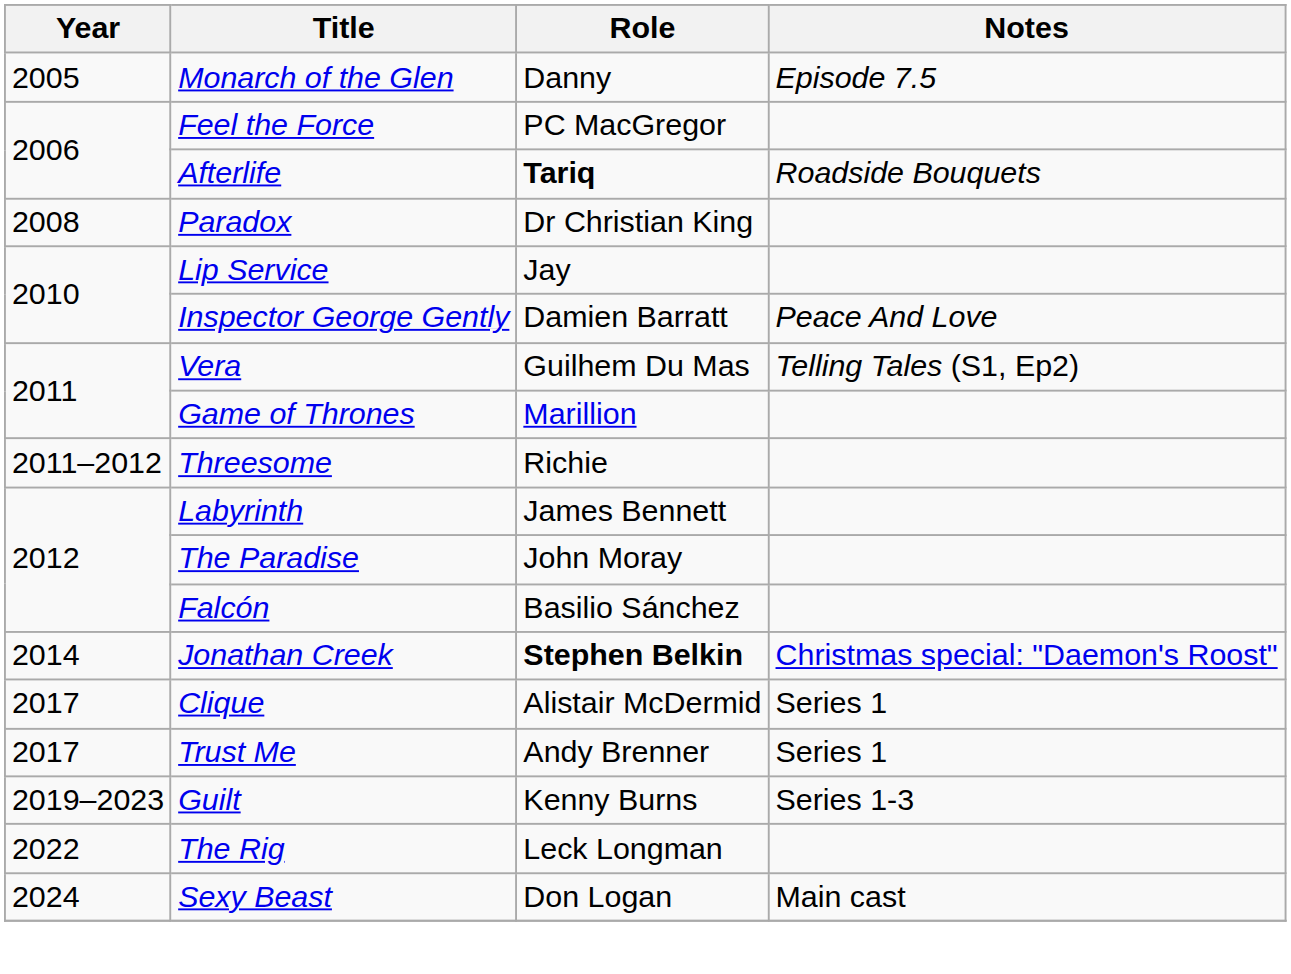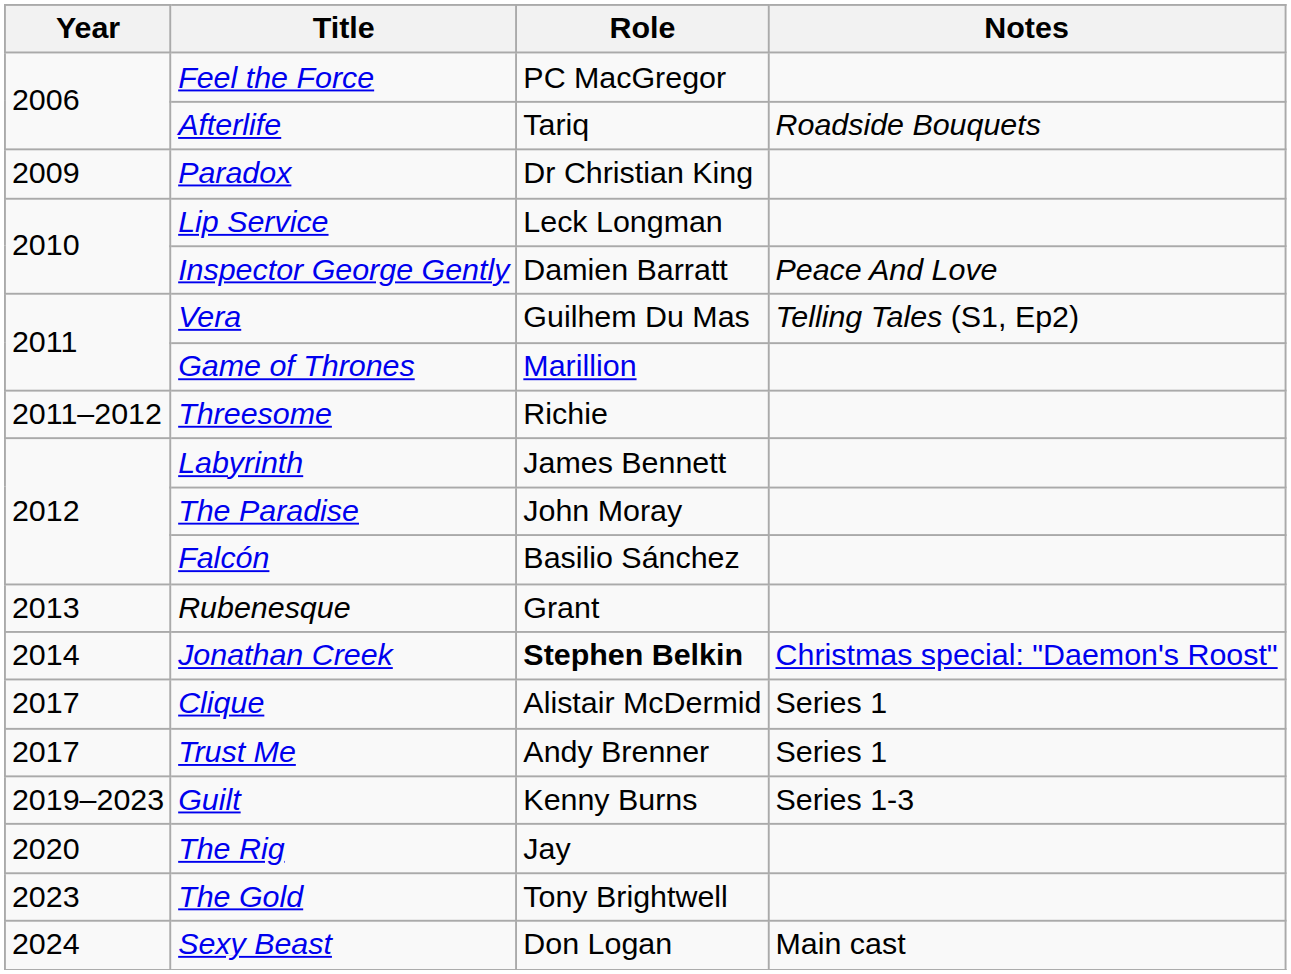- row: (316, 76)
(559, 173) bold -> (556, 125) normal
(46, 221) 2008 -> (46, 173) 2009
(547, 269) Jay -> (623, 221) Leck Longman
+ row: (264, 607)
(46, 848) 2022 -> (46, 848) 2020
(623, 848) Leck Longman -> (547, 848) Jay
+ row: (241, 896)
